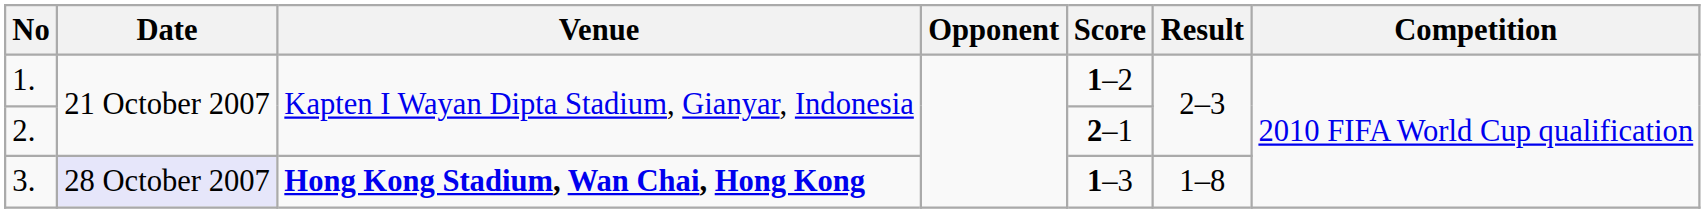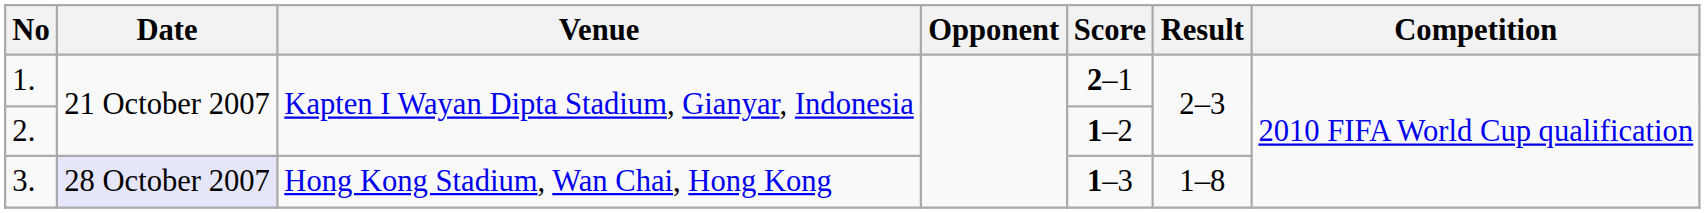(1110, 79) 1–2 -> (1110, 79) 2–1
(1110, 130) 2–1 -> (1110, 130) 1–2
(575, 180) bold -> (558, 180) normal
